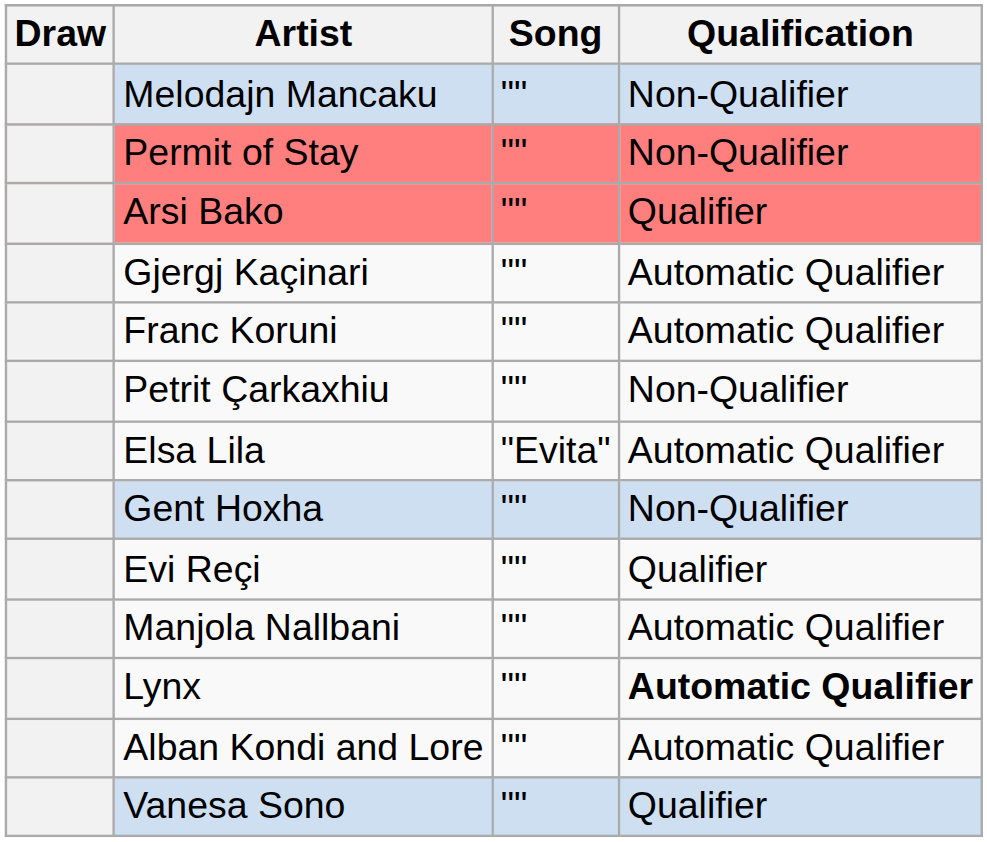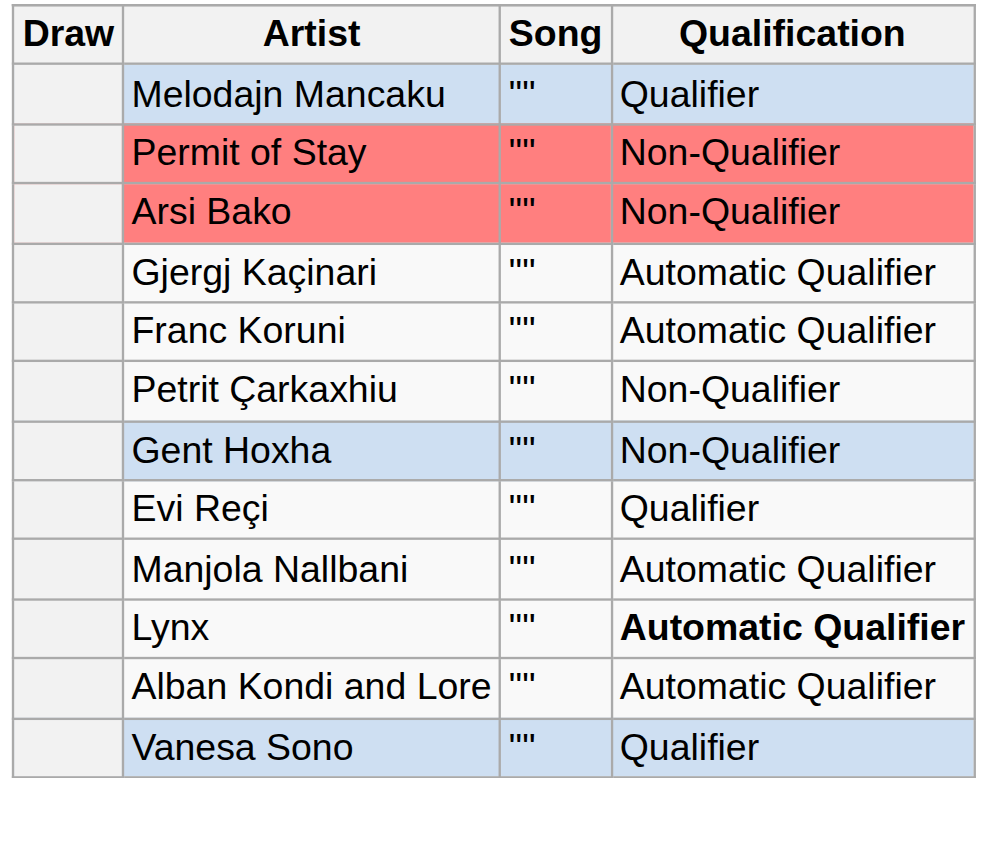(738, 93) Non-Qualifier -> (689, 93) Qualifier
(698, 212) Qualifier -> (730, 212) Non-Qualifier
- row: (194, 449)
